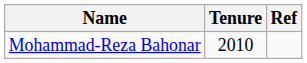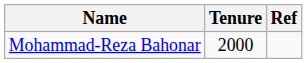(236, 45) 2010 -> (236, 45) 2000
